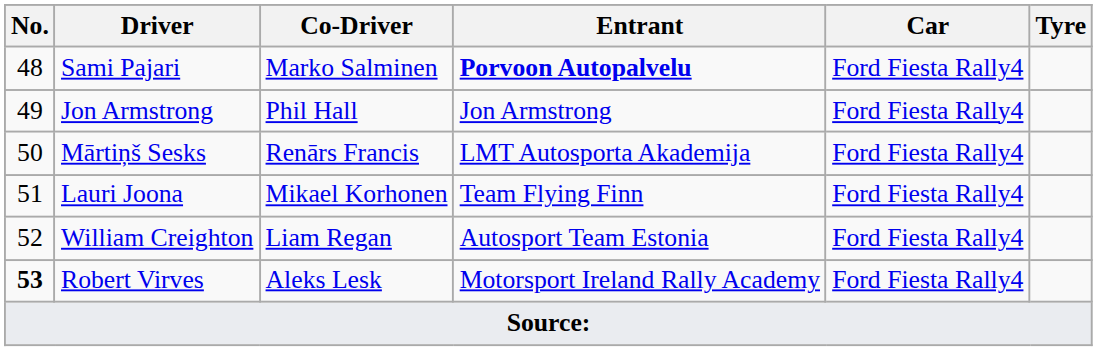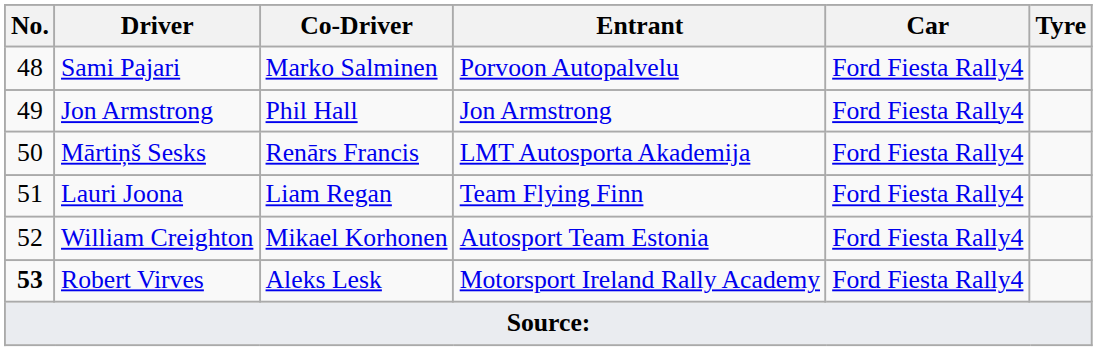(576, 67) bold -> (569, 67) normal
(357, 194) Mikael Korhonen -> (329, 194) Liam Regan
(329, 237) Liam Regan -> (357, 237) Mikael Korhonen
